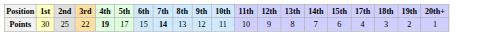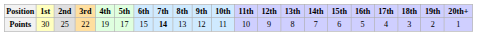+ column: (363, 10)
(105, 24) bold -> (105, 24) normal
